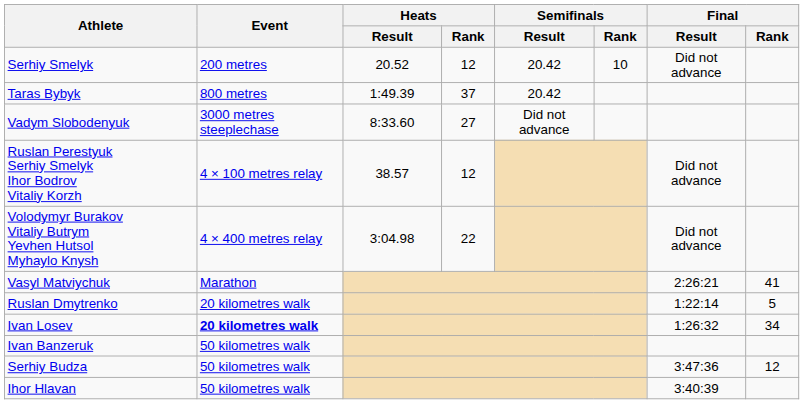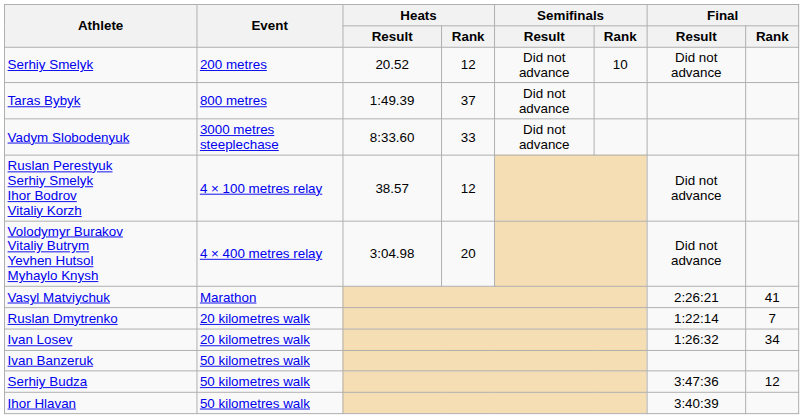(544, 65) 20.42 -> (544, 65) Did not advance
(544, 94) 20.42 -> (544, 101) Did not advance
(468, 122) 27 -> (468, 137) 33
(468, 239) 22 -> (468, 254) 20
(772, 304) 5 -> (772, 319) 7
(259, 325) bold -> (255, 340) normal
